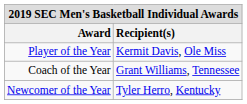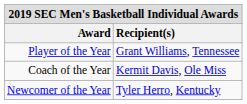(171, 52) Kermit Davis, Ole Miss -> (178, 52) Grant Williams, Tennessee
(178, 71) Grant Williams, Tennessee -> (171, 71) Kermit Davis, Ole Miss
